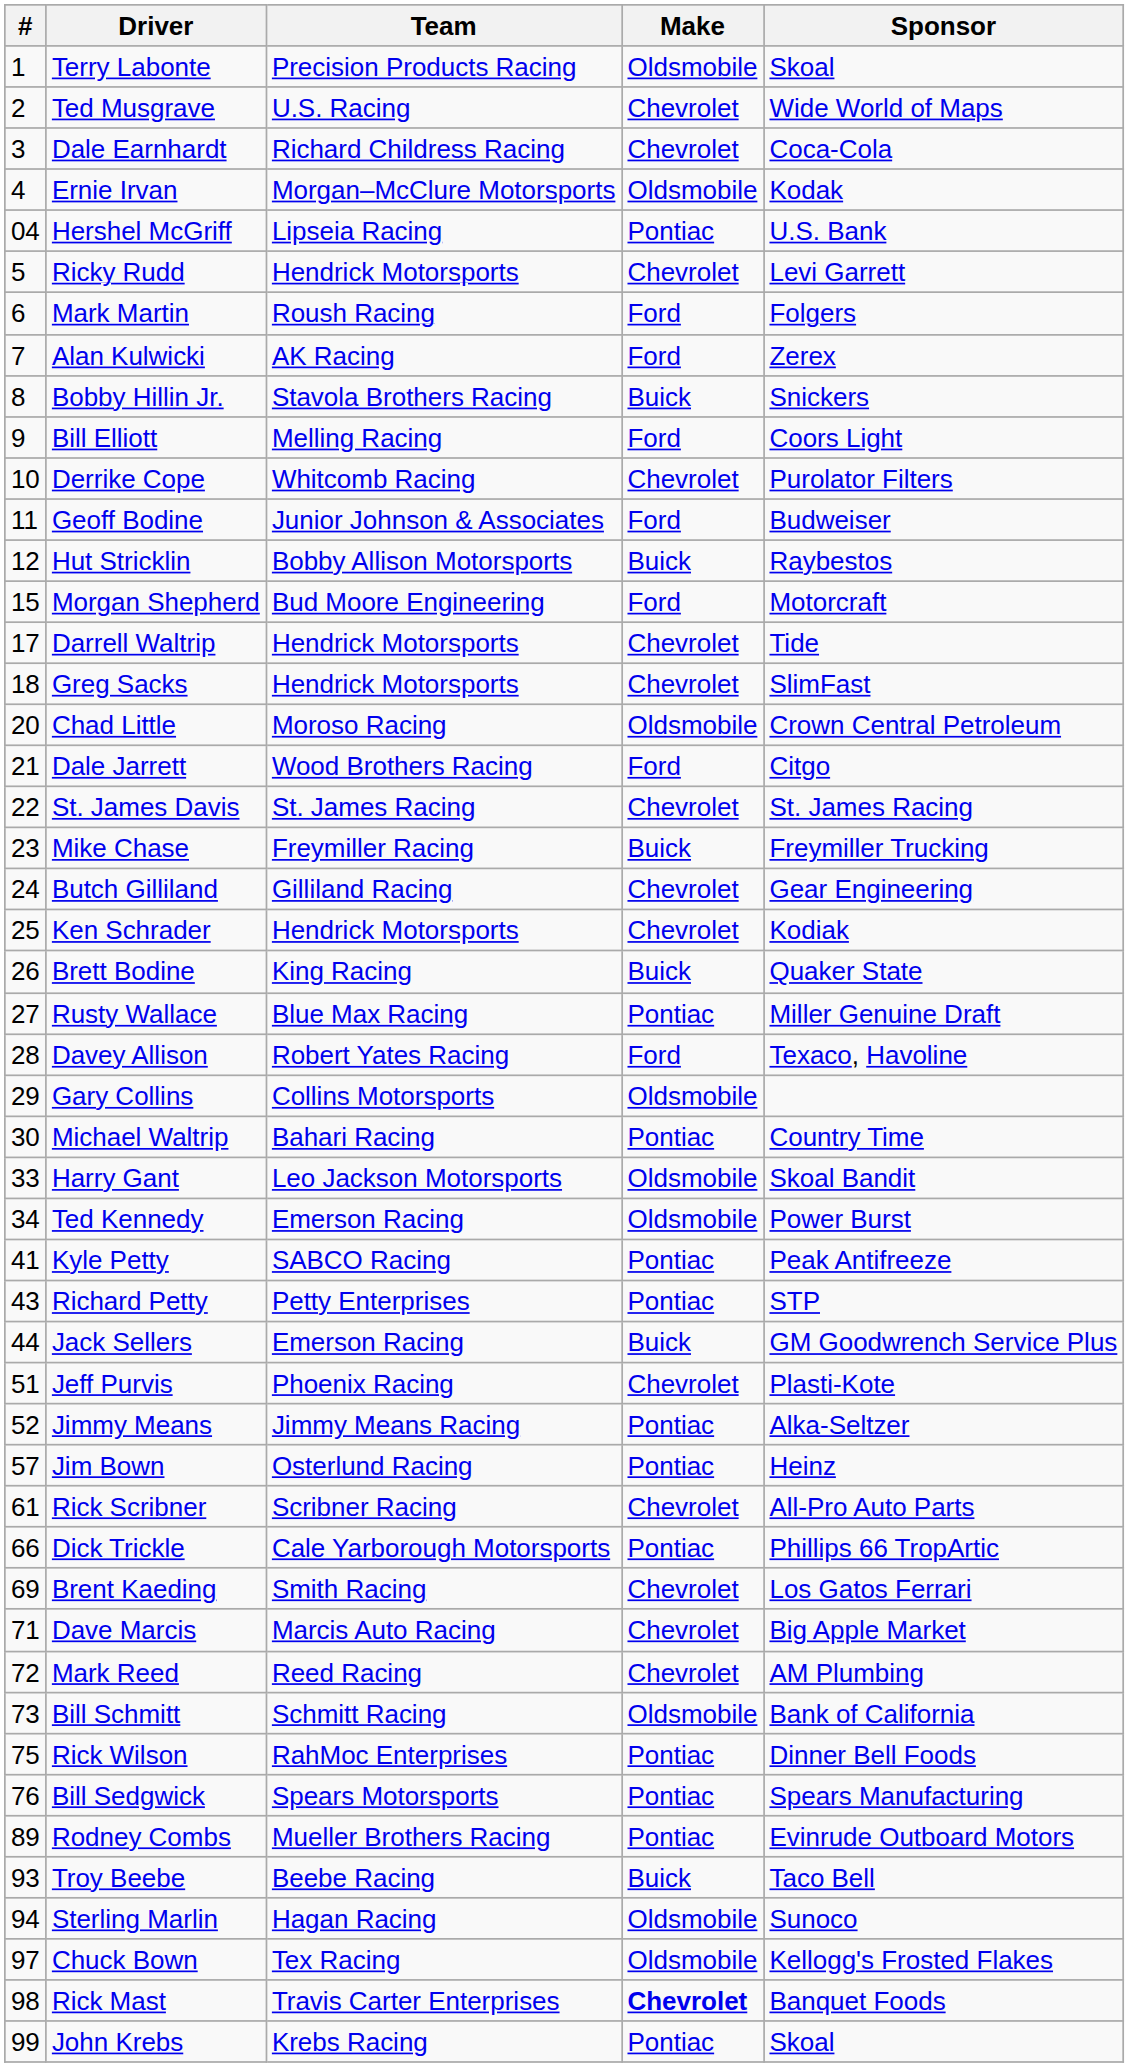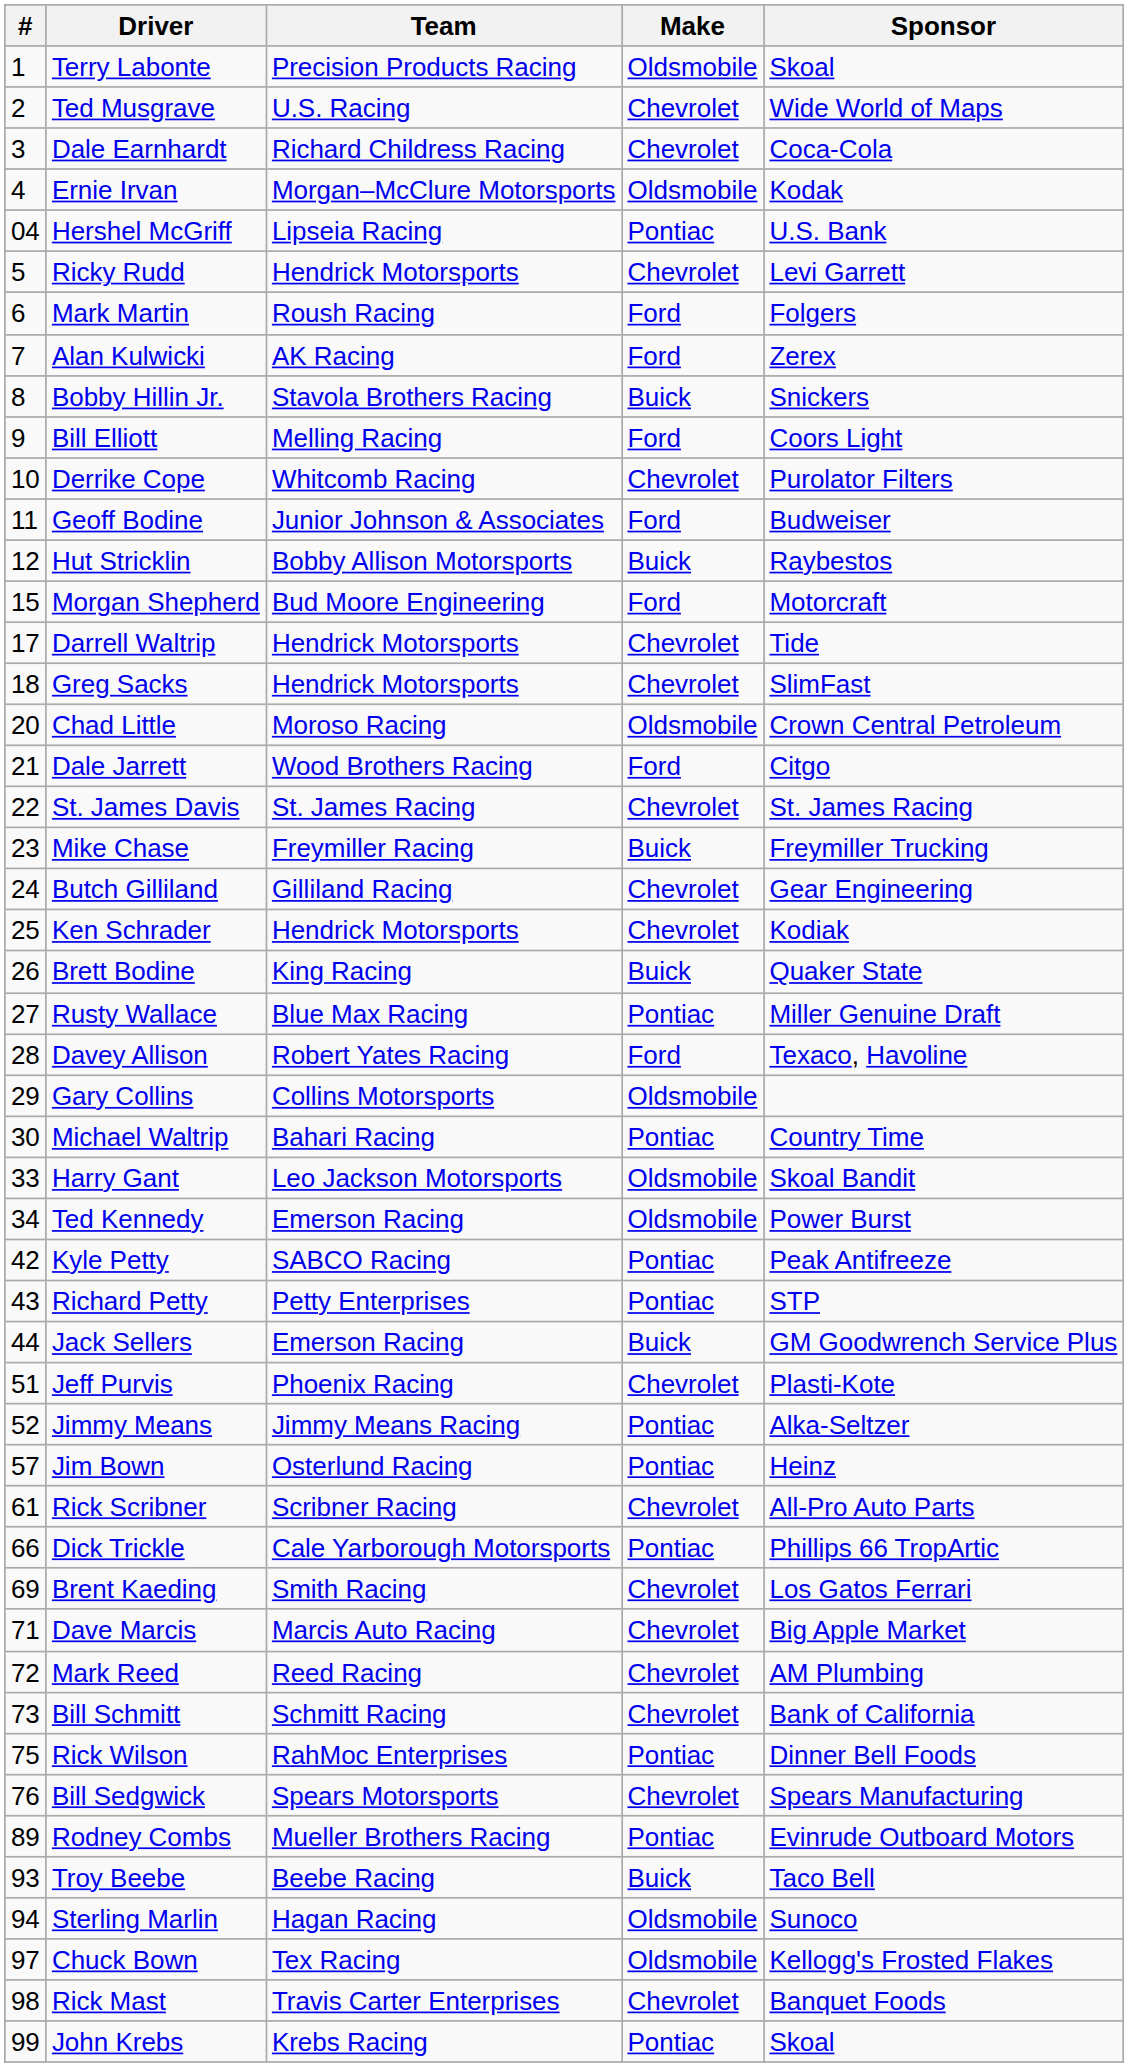(25, 1260) 41 -> (25, 1260) 42
(692, 1713) Oldsmobile -> (683, 1713) Chevrolet
(671, 1795) Pontiac -> (683, 1795) Chevrolet
(687, 2001) bold -> (683, 2001) normal
